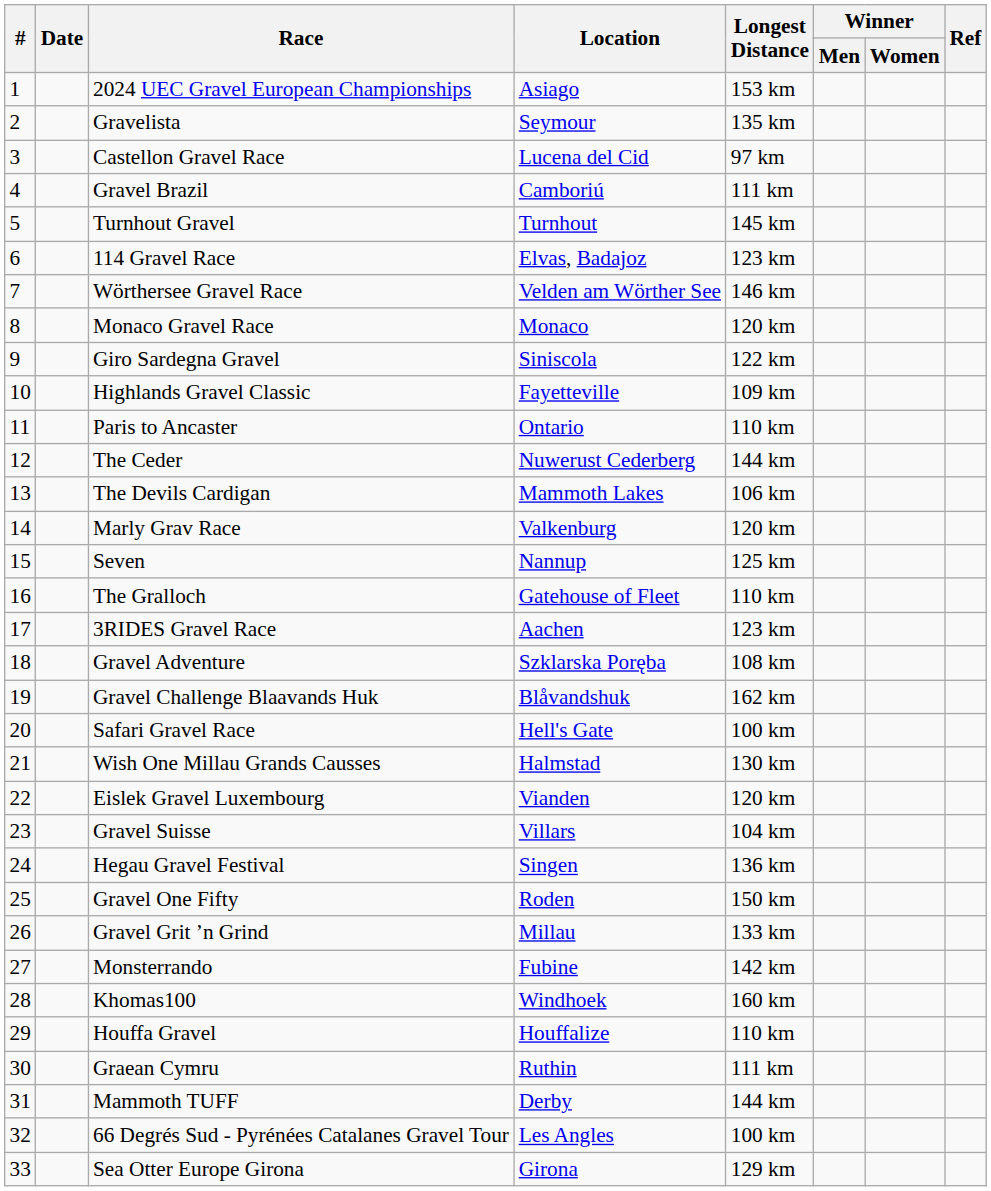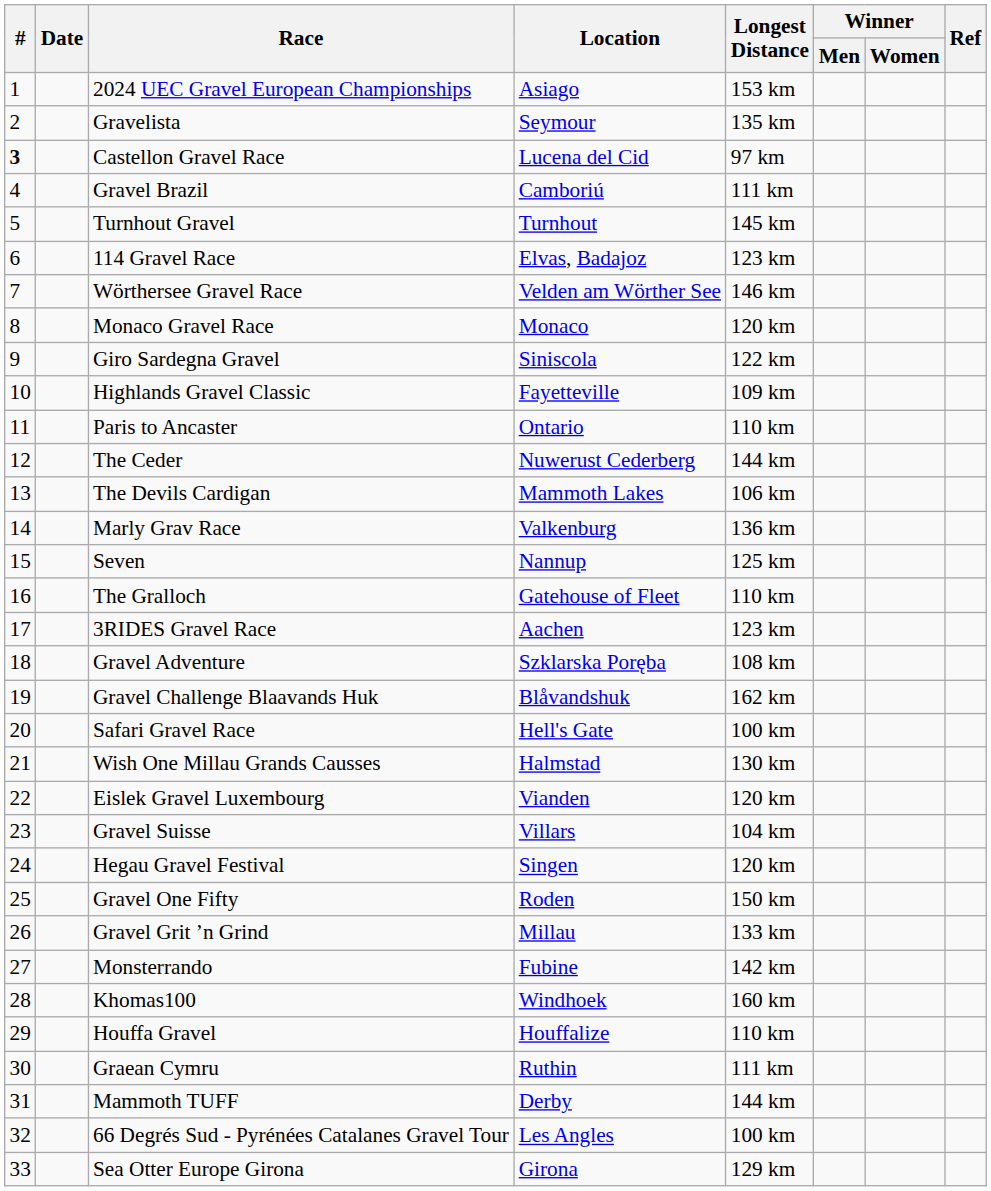(15, 156) normal -> (15, 156) bold
(763, 527) 120 km -> (763, 527) 136 km
(763, 865) 136 km -> (763, 865) 120 km
